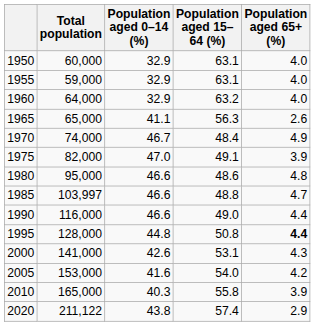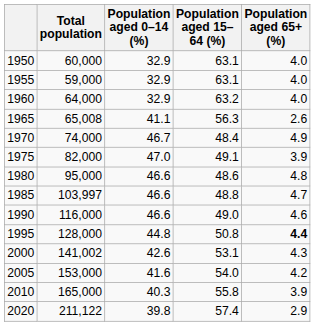(83, 118) 65,000 -> (83, 118) 65,008
(299, 215) 4.4 -> (299, 215) 4.6
(80, 253) 141,000 -> (80, 253) 141,002
(159, 311) 43.8 -> (159, 311) 39.8
